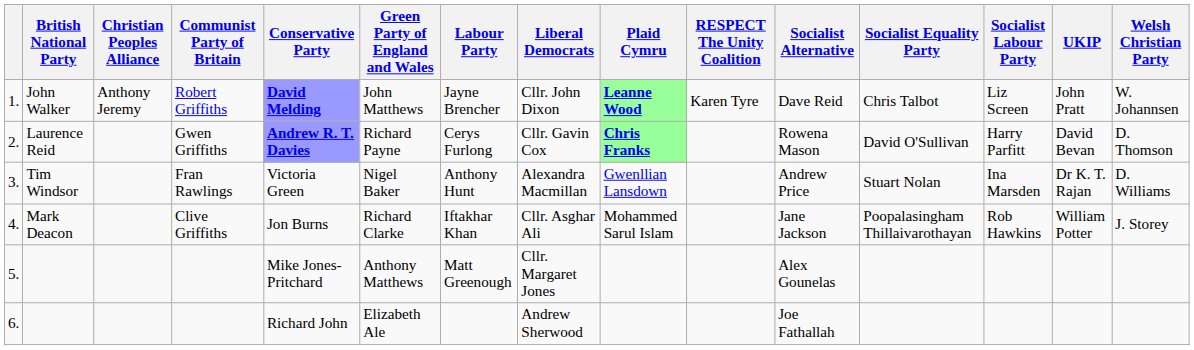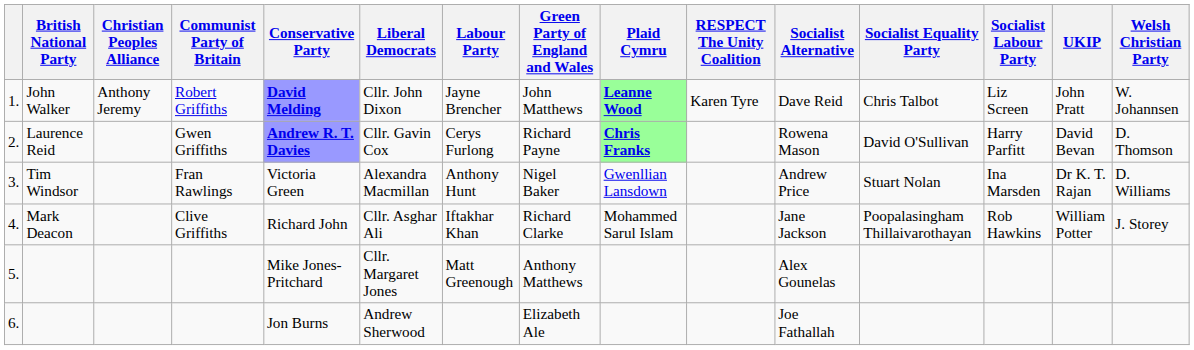columns swapped: (400, 42) <-> (559, 42)
(298, 224) Jon Burns -> (307, 224) Richard John
(307, 323) Richard John -> (298, 323) Jon Burns
